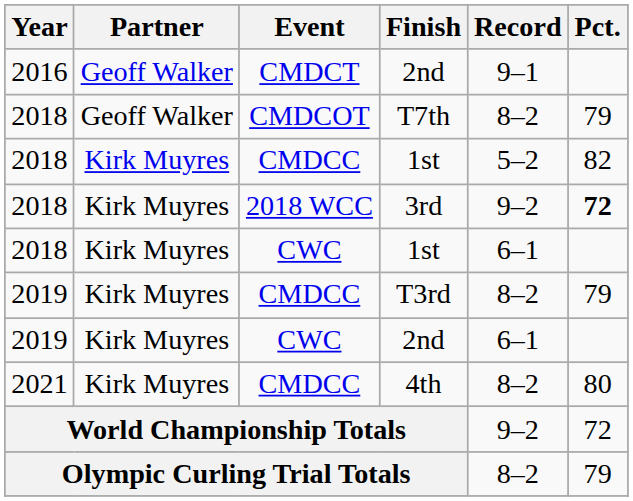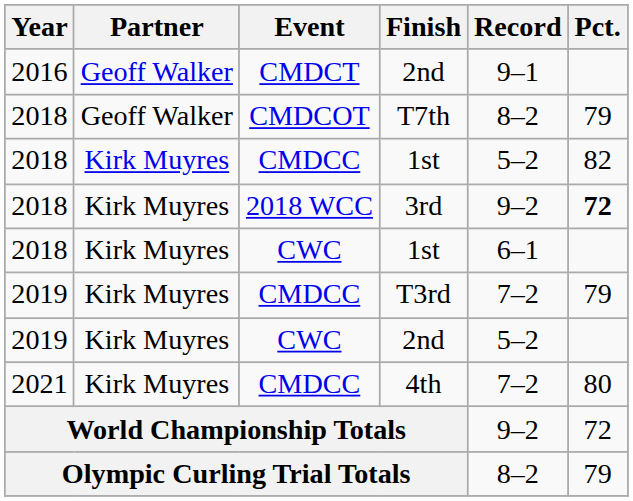(518, 294) 8–2 -> (518, 294) 7–2
(518, 339) 6–1 -> (518, 339) 5–2
(518, 384) 8–2 -> (518, 384) 7–2
